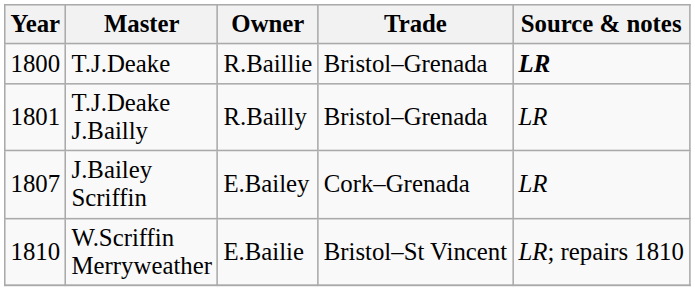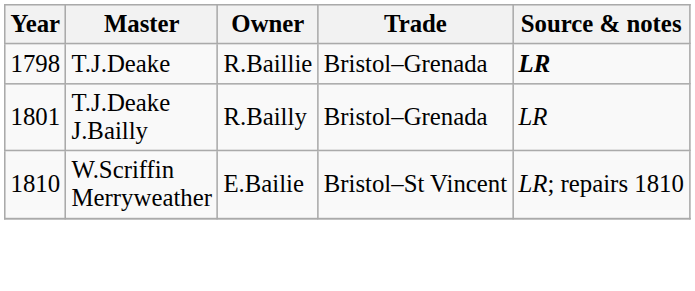(35, 63) 1800 -> (35, 63) 1798
- row: (112, 184)
